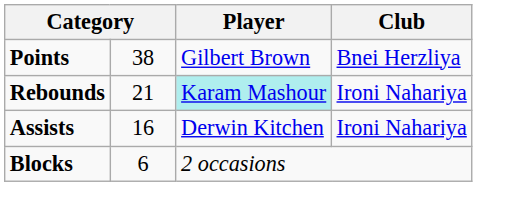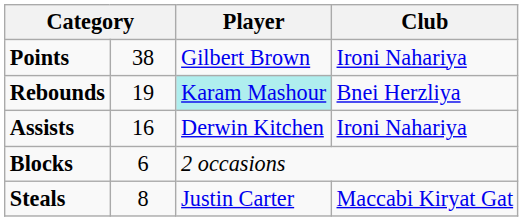(399, 57) Bnei Herzliya -> (402, 57) Ironi Nahariya
(143, 92) 21 -> (143, 92) 19
(402, 92) Ironi Nahariya -> (399, 92) Bnei Herzliya
+ row: (38, 198)
